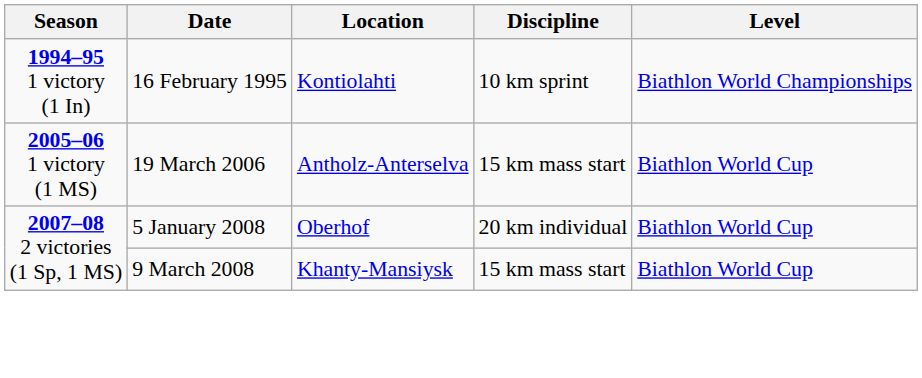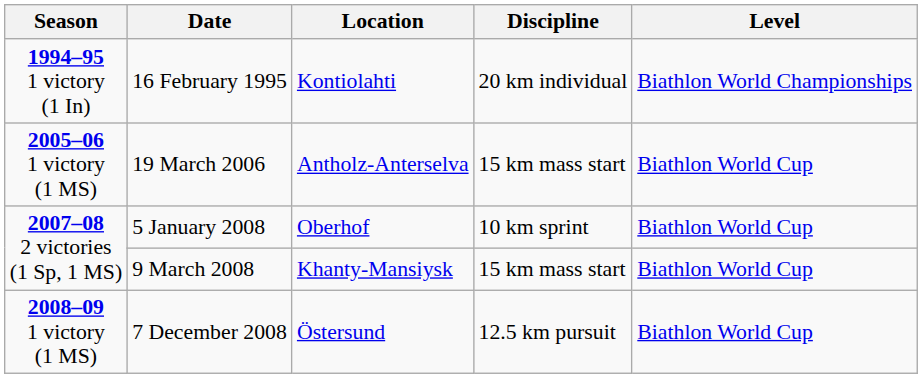(534, 80) 10 km sprint -> (553, 80) 20 km individual
(553, 226) 20 km individual -> (534, 226) 10 km sprint
+ row: (210, 331)
